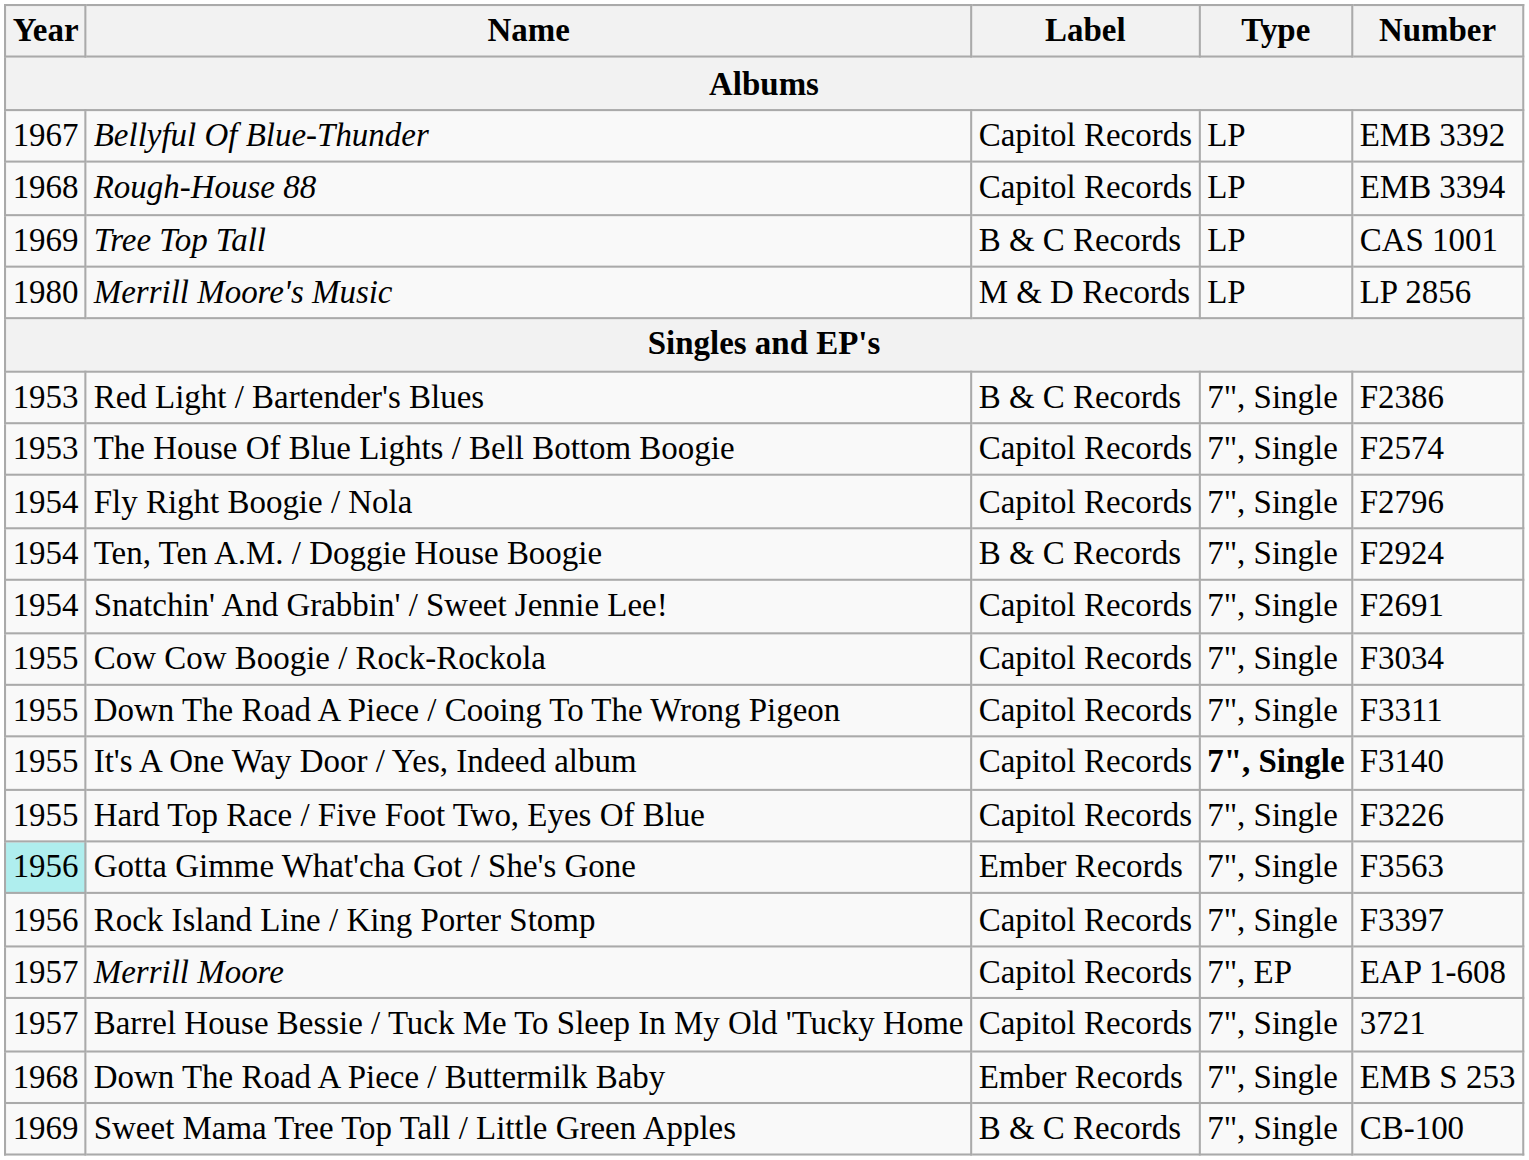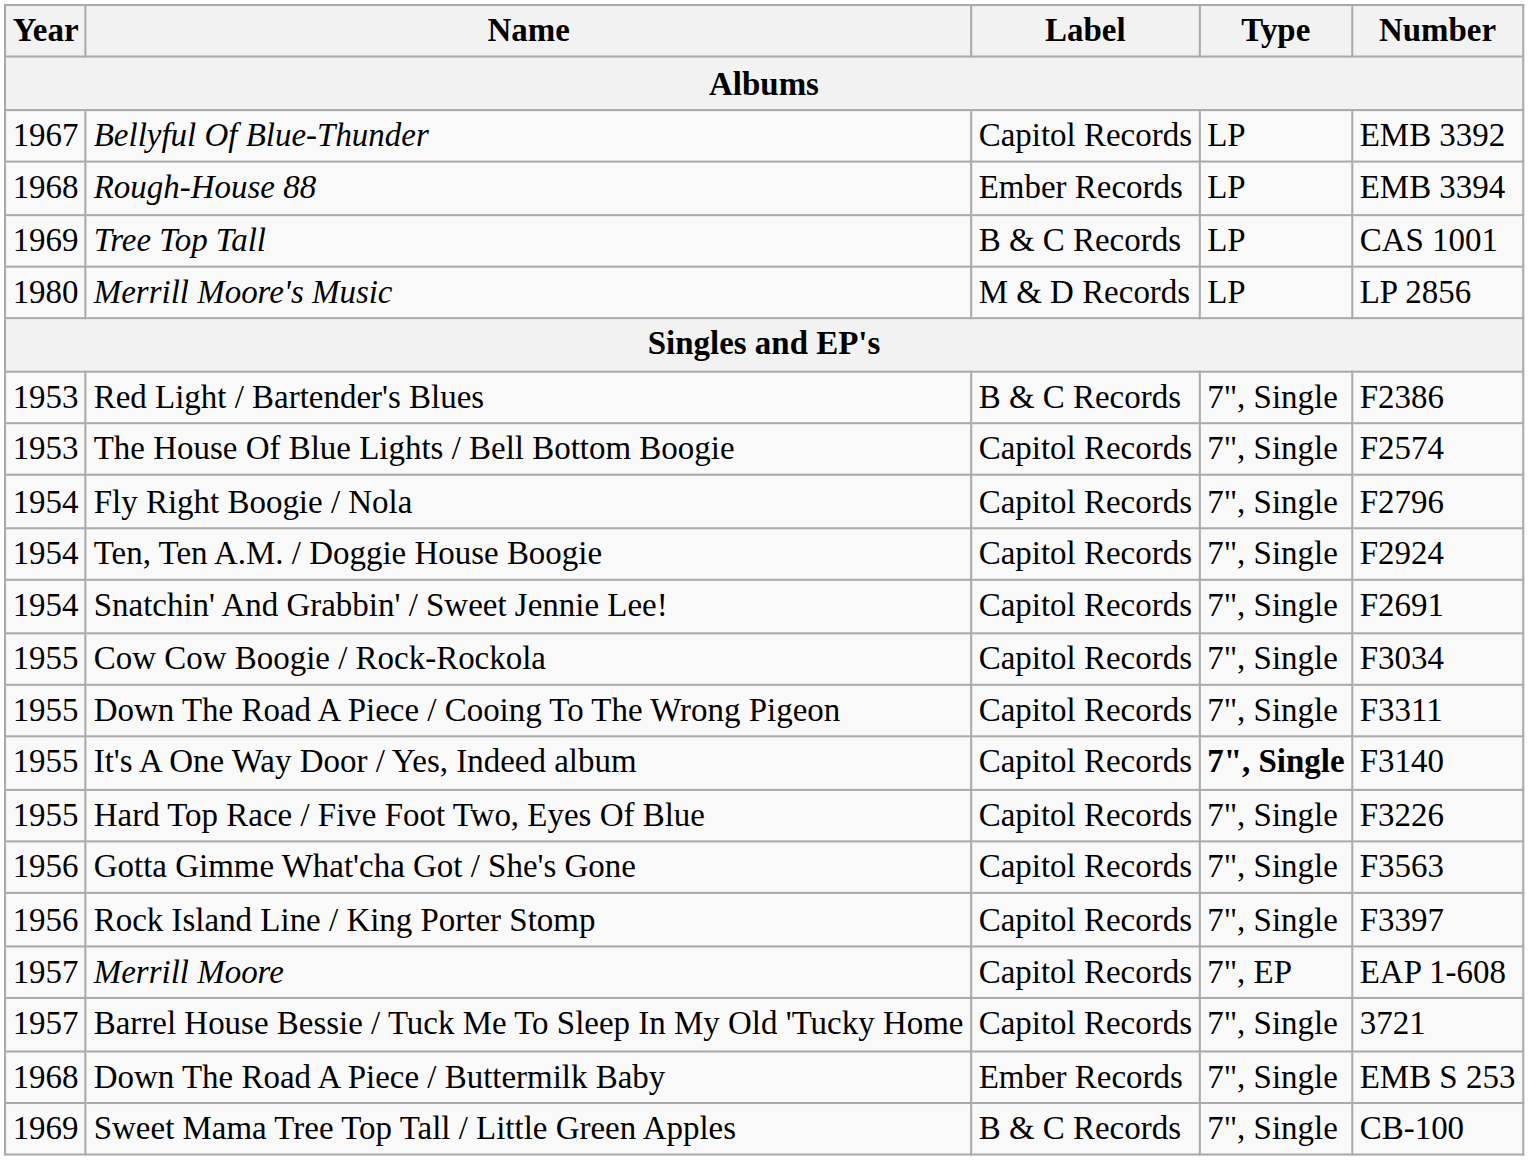(1085, 187) Capitol Records -> (1081, 187) Ember Records
(1080, 553) B & C Records -> (1085, 553) Capitol Records
(46, 866) paleturquoise background -> (46, 866) no background
(1081, 866) Ember Records -> (1085, 866) Capitol Records
